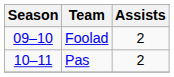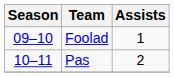(140, 38) 2 -> (140, 38) 1
